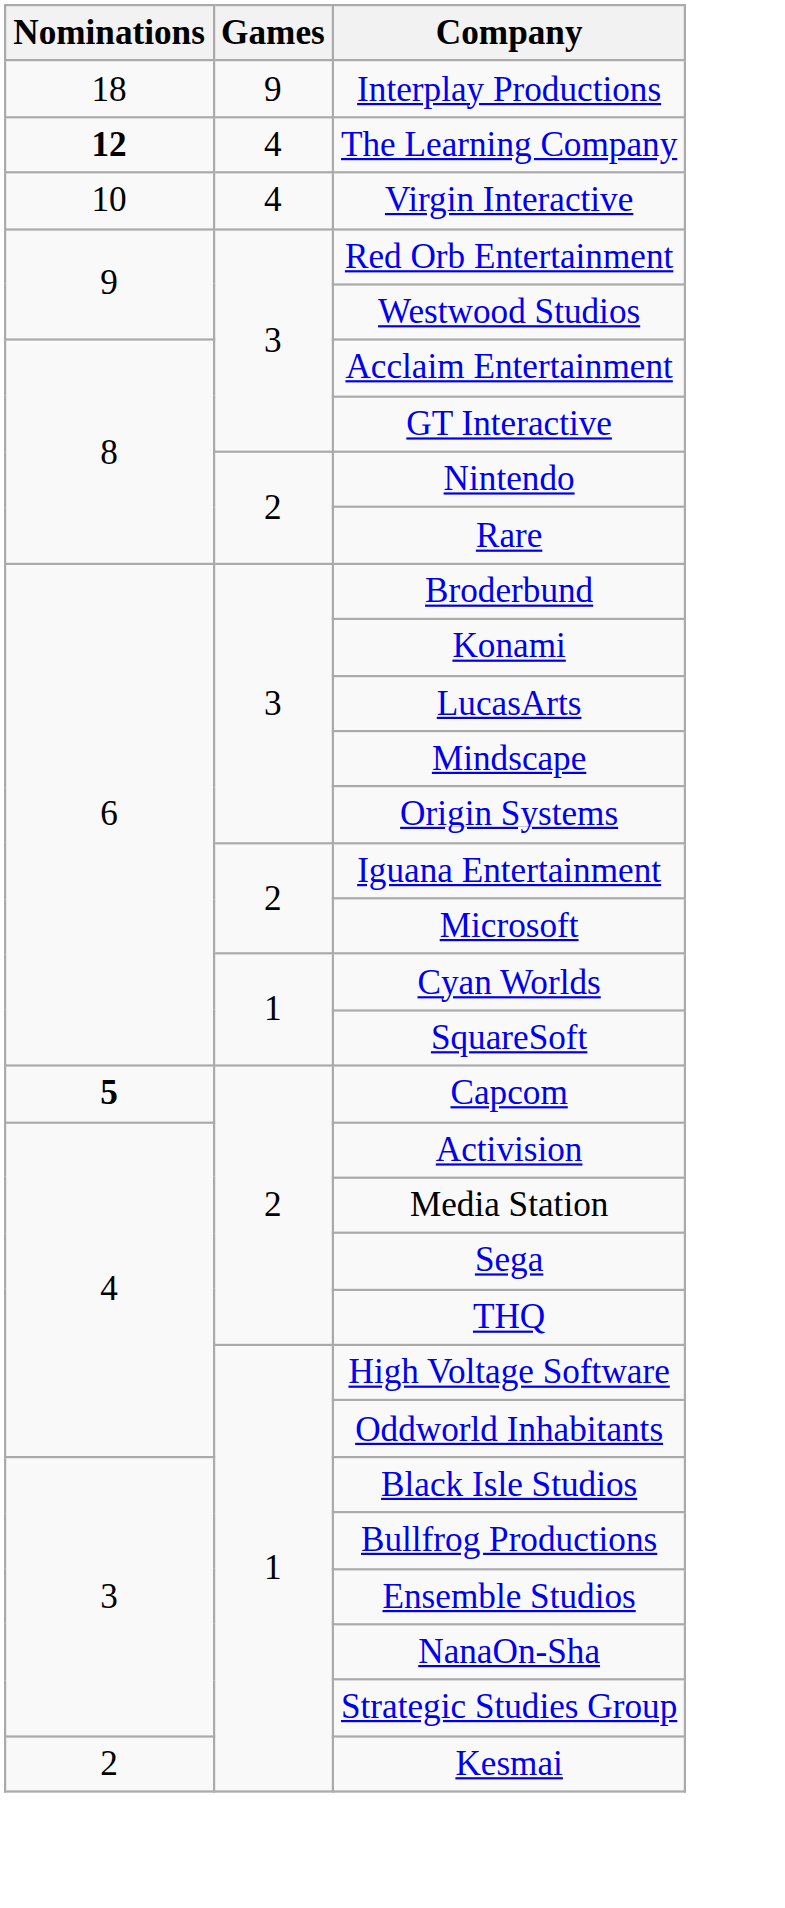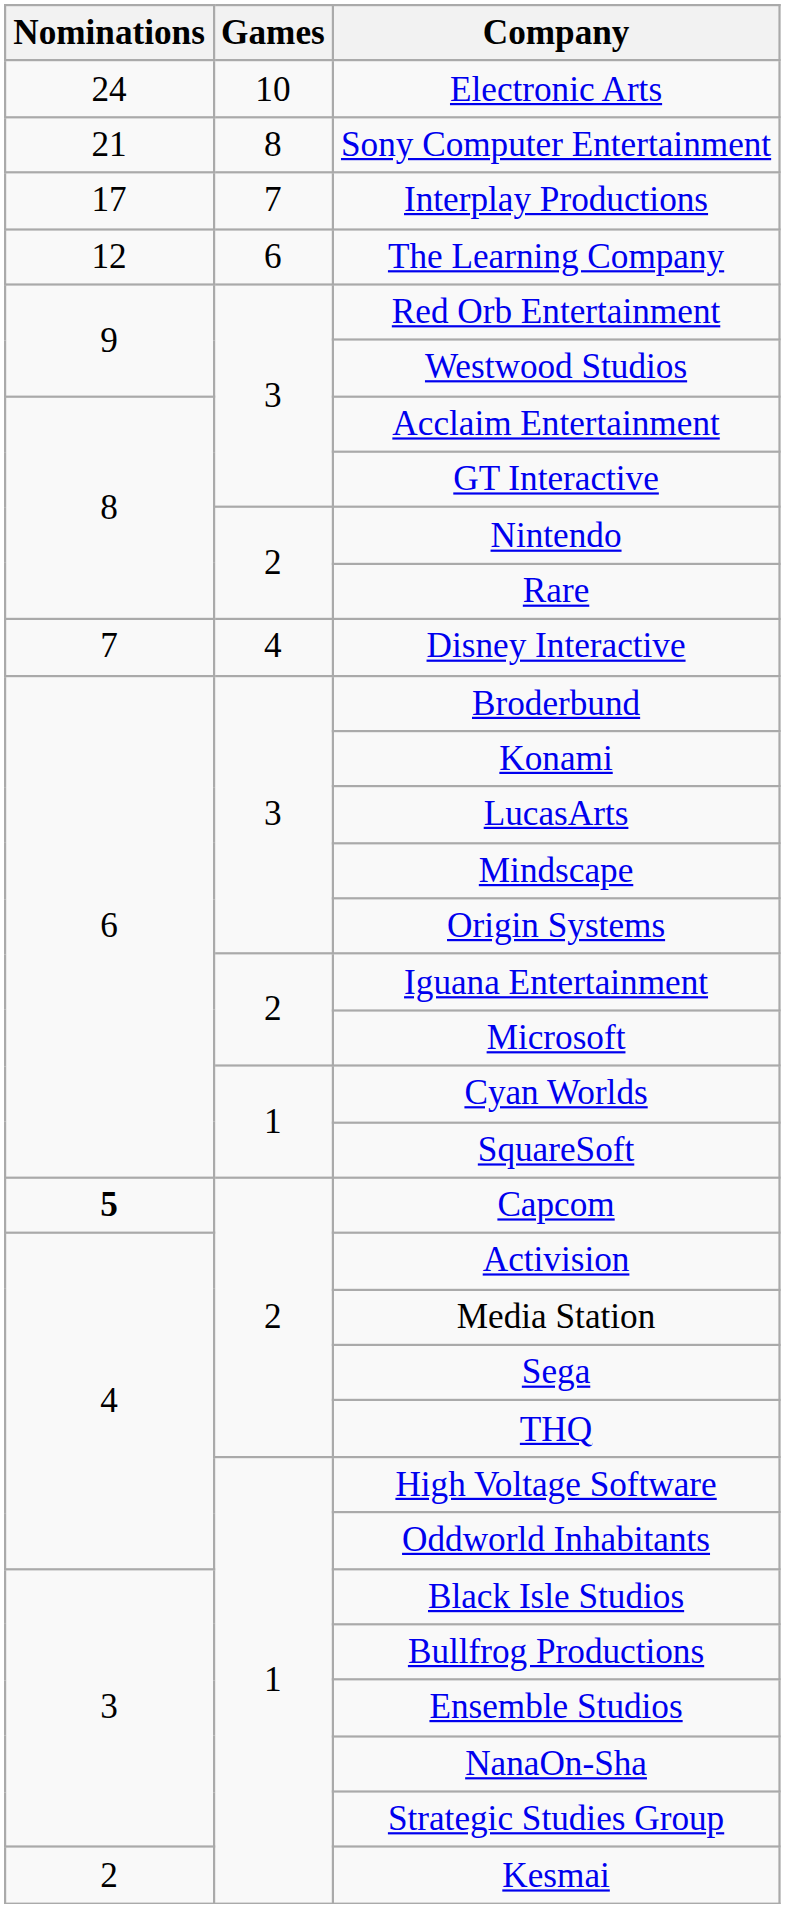+ row: (556, 88)
+ row: (556, 144)
(109, 88) 18 -> (109, 199) 17
(273, 88) 9 -> (273, 199) 7
(109, 144) bold -> (109, 255) normal
(273, 144) 4 -> (273, 255) 6
- row: (509, 199)
+ row: (556, 646)
